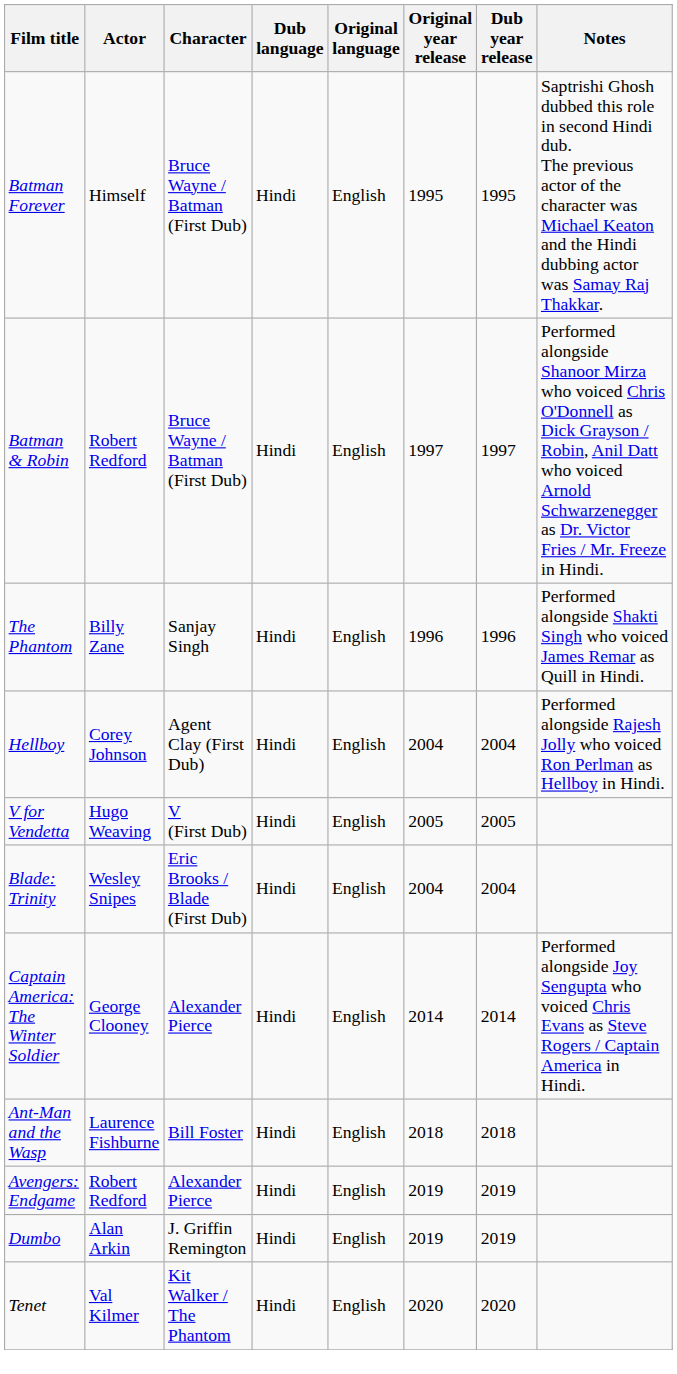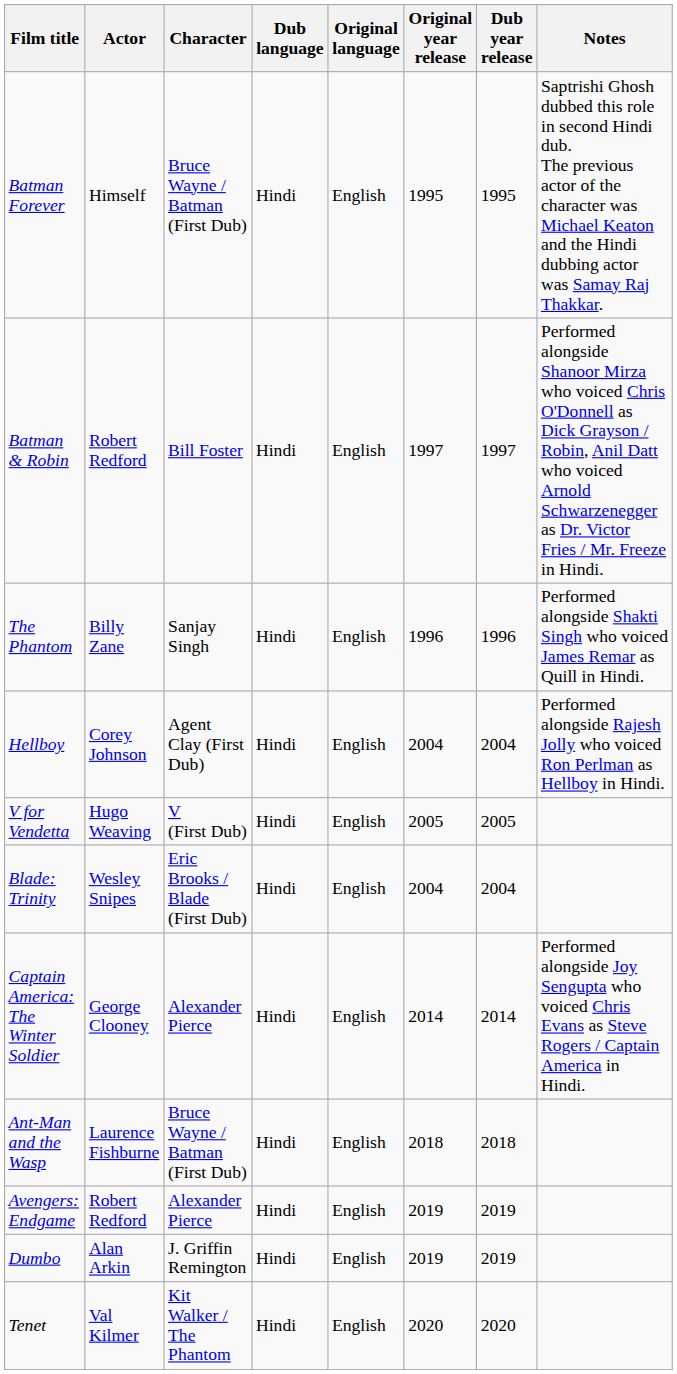(207, 450) Bruce Wayne / Batman (First Dub) -> (205, 450) Bill Foster
(205, 1132) Bill Foster -> (207, 1142) Bruce Wayne / Batman (First Dub)
